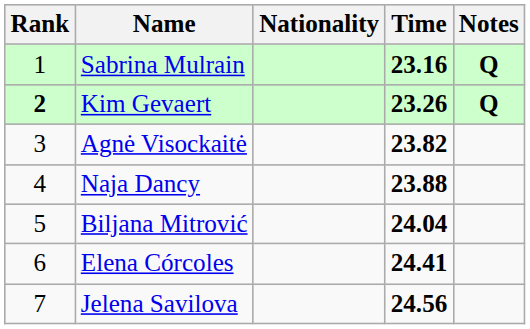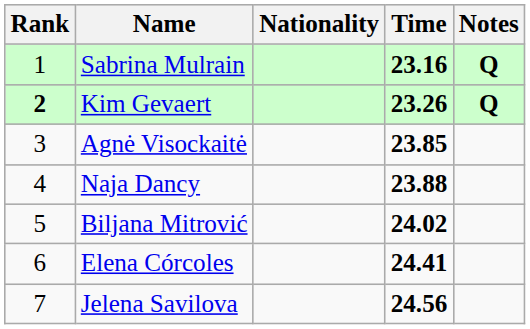(419, 143) 23.82 -> (419, 143) 23.85
(419, 223) 24.04 -> (419, 223) 24.02
